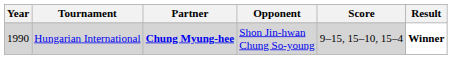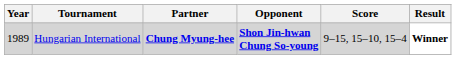(18, 38) 1990 -> (18, 38) 1989
(277, 38) normal -> (279, 38) bold
